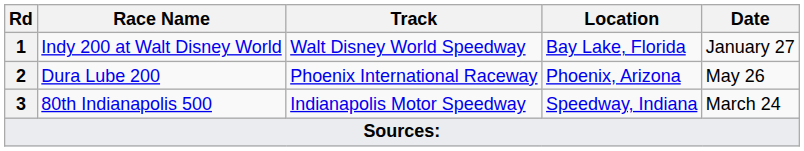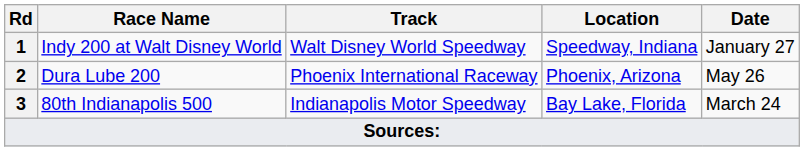(616, 47) Bay Lake, Florida -> (622, 47) Speedway, Indiana
(622, 103) Speedway, Indiana -> (616, 103) Bay Lake, Florida
